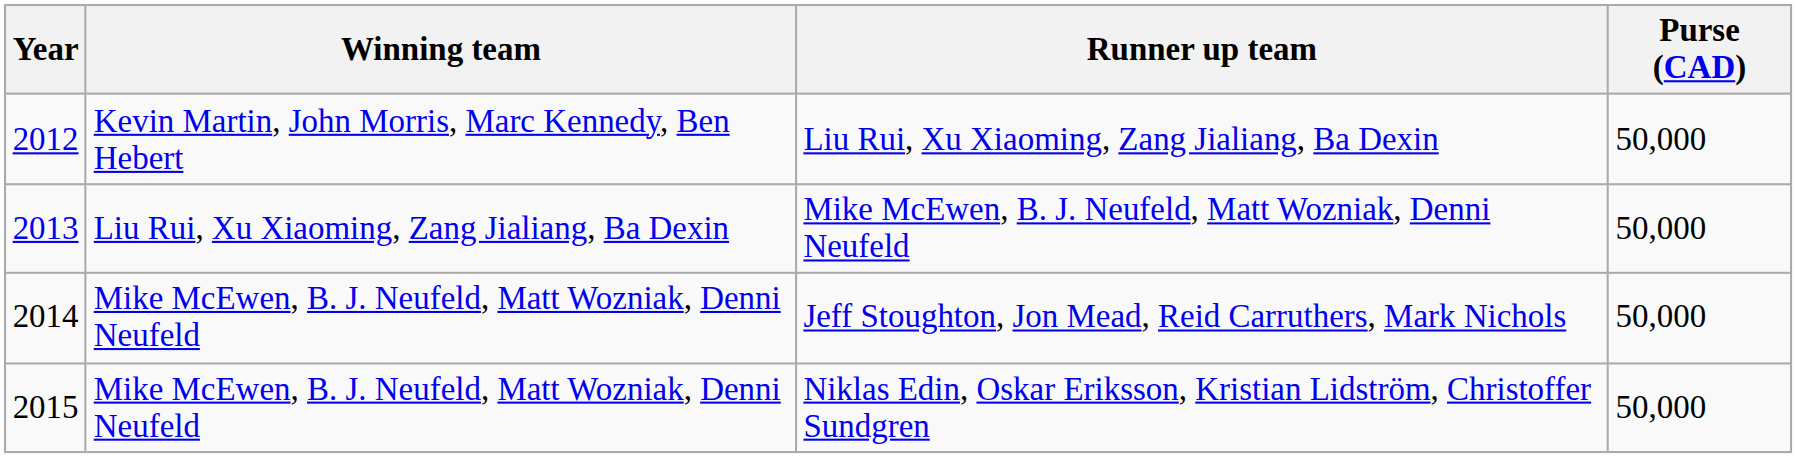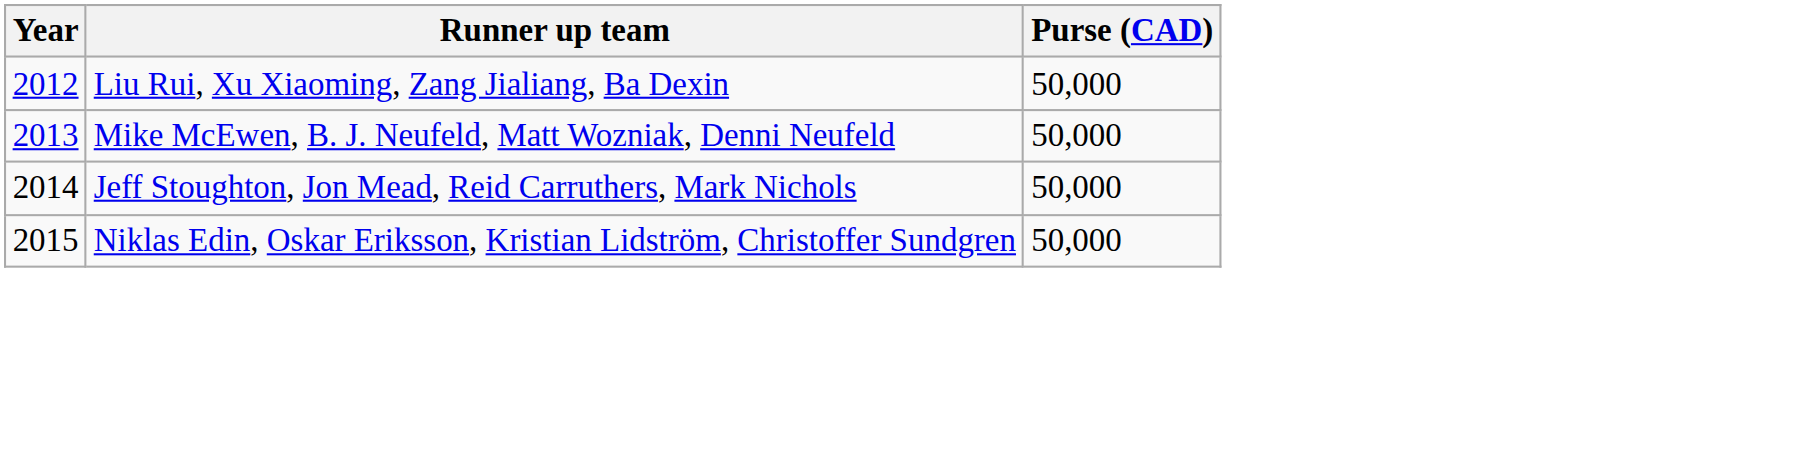- column: (441, 49)
